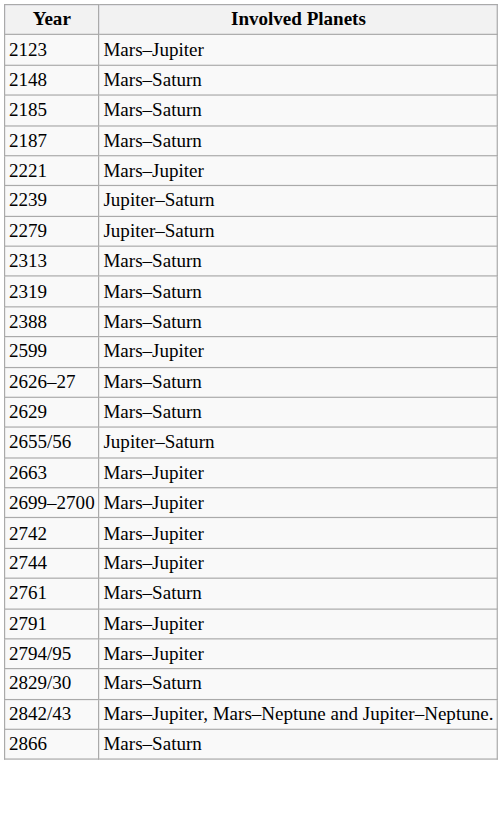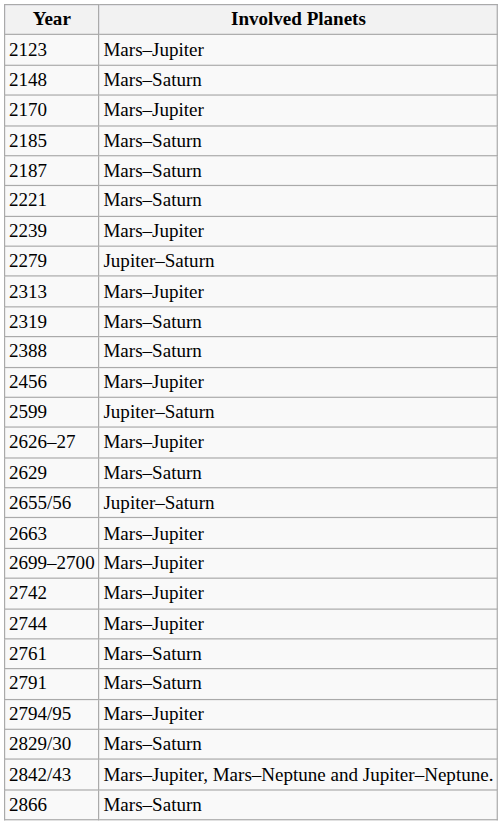+ row: (28, 110)
(154, 170) Mars–Jupiter -> (153, 200) Mars–Saturn
(159, 200) Jupiter–Saturn -> (154, 230) Mars–Jupiter
(153, 261) Mars–Saturn -> (154, 291) Mars–Jupiter
+ row: (28, 381)
(154, 351) Mars–Jupiter -> (159, 412) Jupiter–Saturn
(153, 381) Mars–Saturn -> (154, 442) Mars–Jupiter
(154, 623) Mars–Jupiter -> (153, 683) Mars–Saturn
